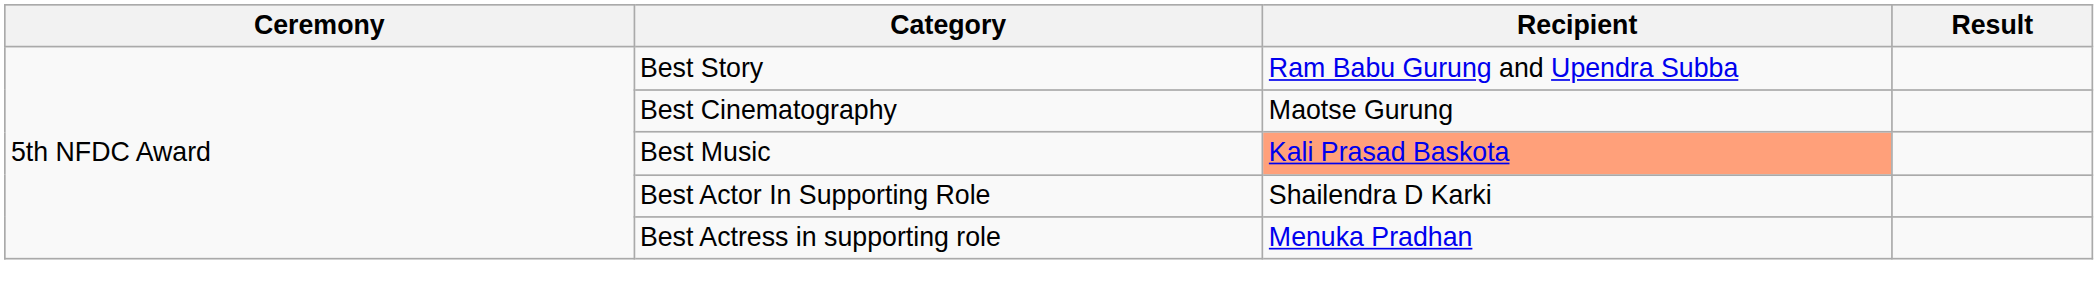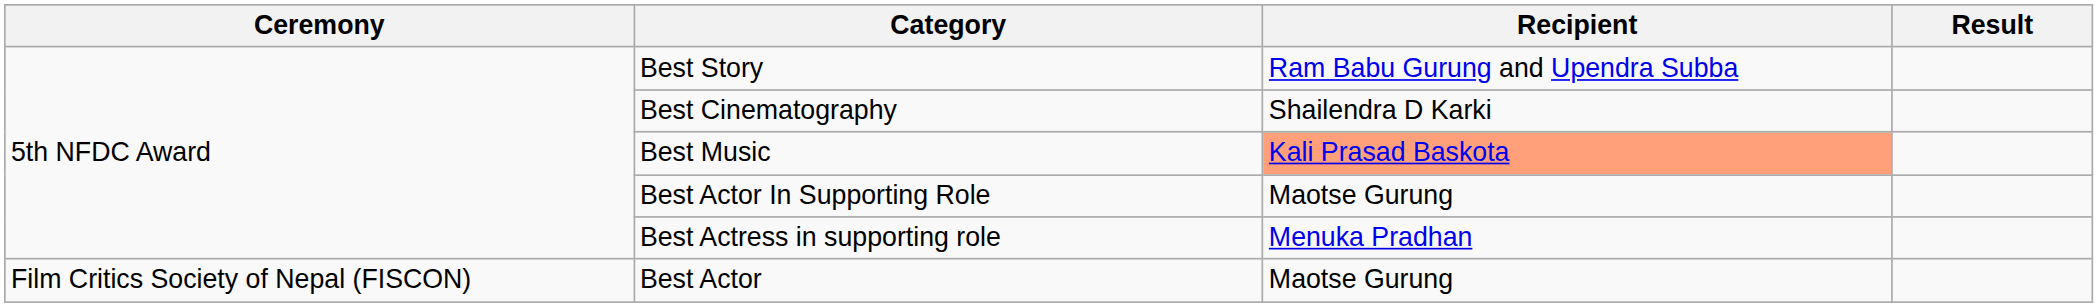(1361, 110) Maotse Gurung -> (1380, 110) Shailendra D Karki
(1380, 195) Shailendra D Karki -> (1361, 195) Maotse Gurung
+ row: (701, 279)
